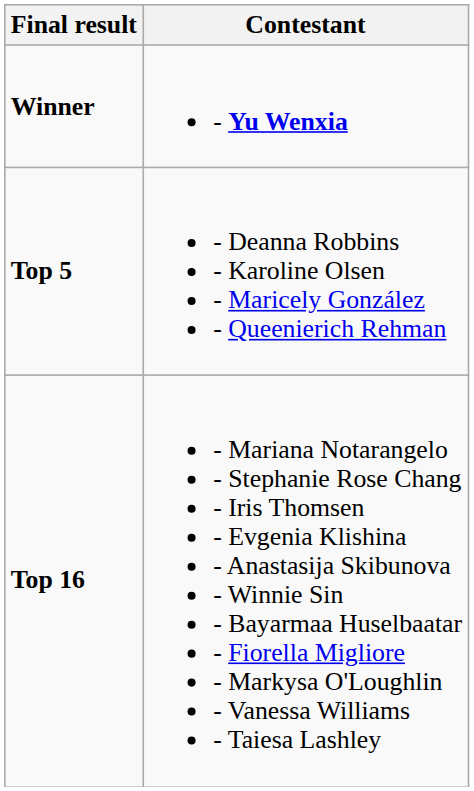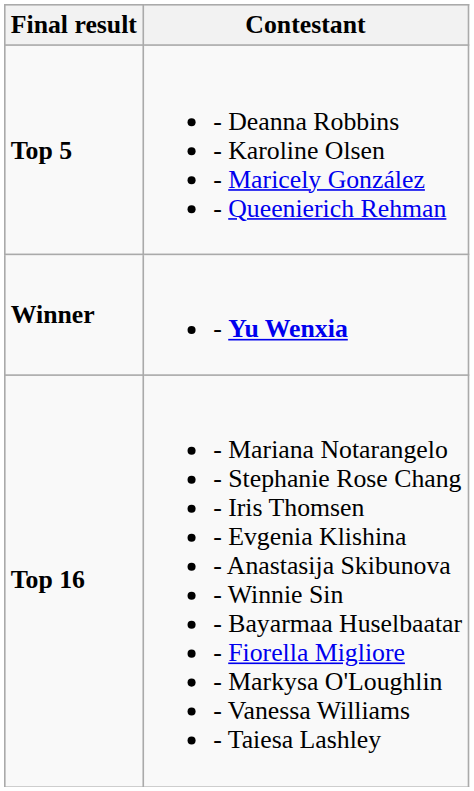rows swapped: (53, 106) <-> (41, 270)
